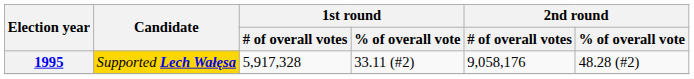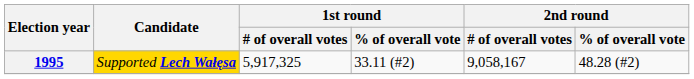(272, 62) 5,917,328 -> (272, 62) 5,917,325
(496, 62) 9,058,176 -> (496, 62) 9,058,167
